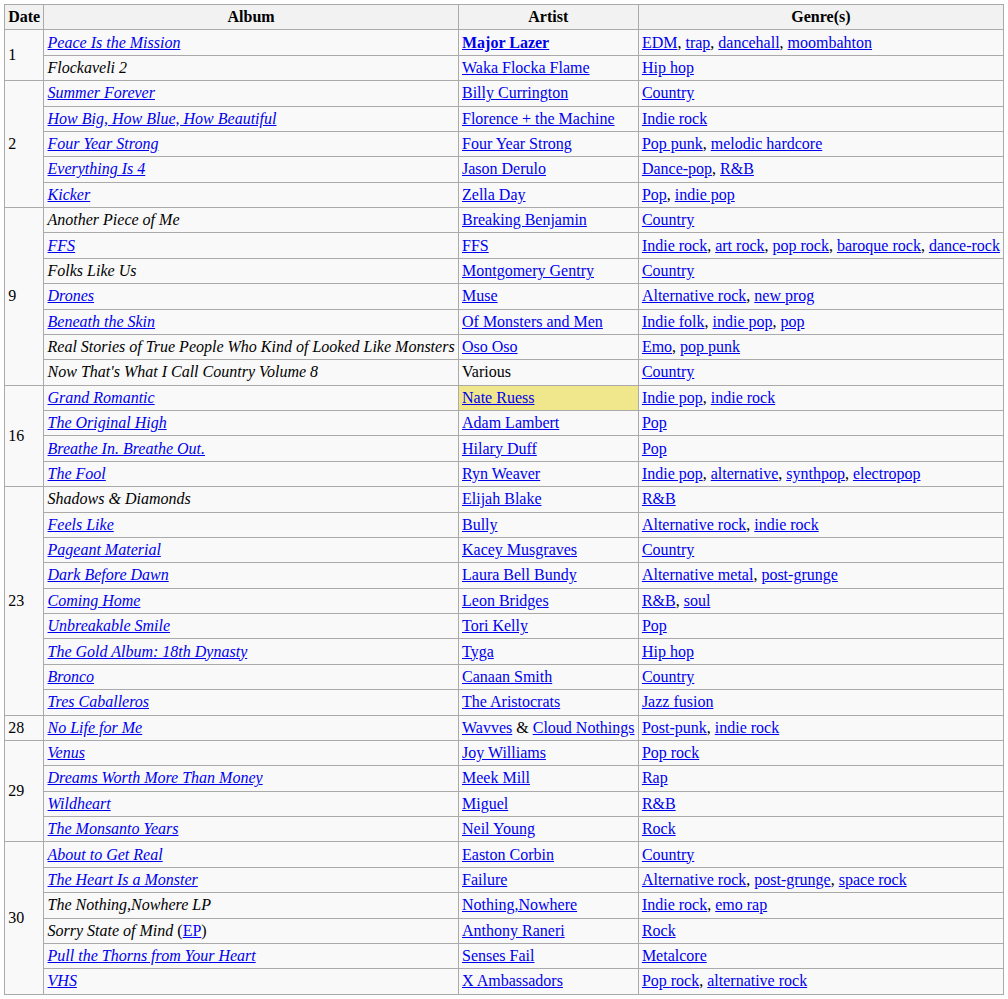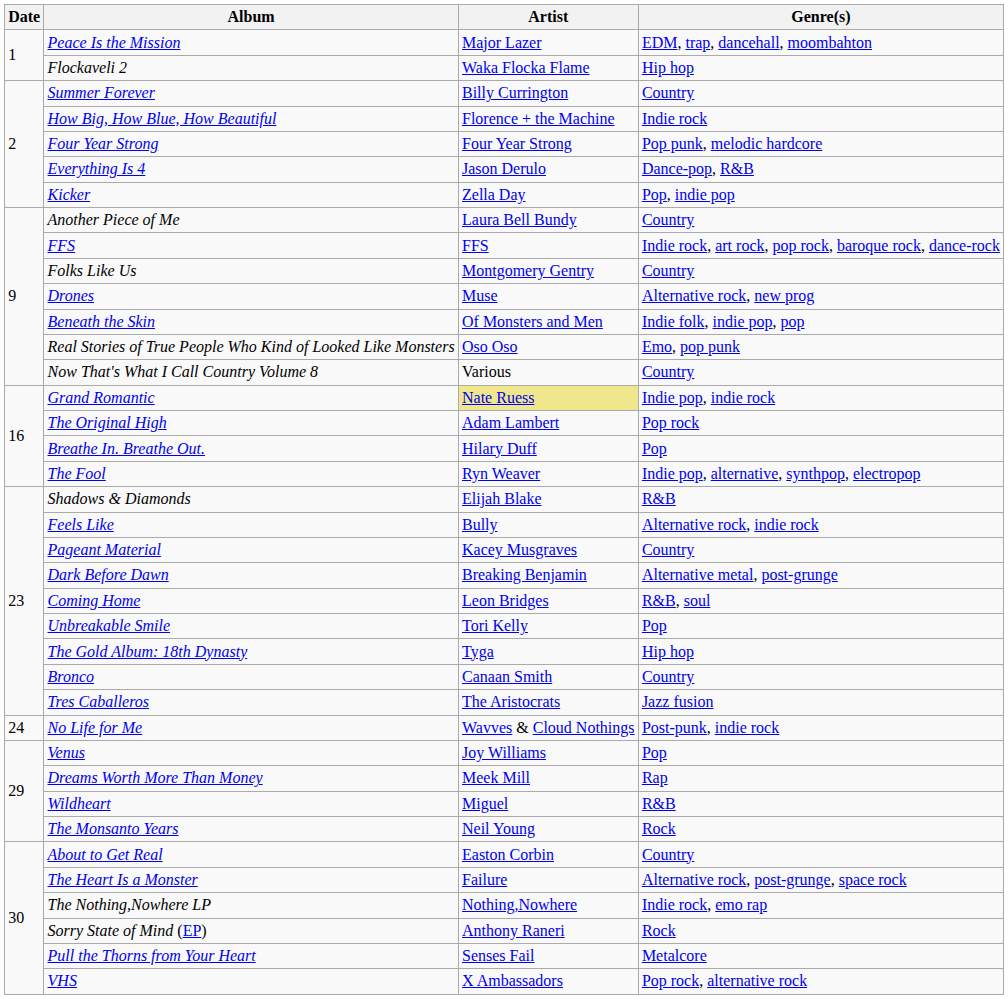(506, 42) bold -> (502, 42) normal
(524, 220) Breaking Benjamin -> (519, 220) Laura Bell Bundy
(654, 423) Pop -> (671, 423) Pop rock
(519, 575) Laura Bell Bundy -> (524, 575) Breaking Benjamin
(16, 727) 28 -> (16, 727) 24
(671, 753) Pop rock -> (654, 753) Pop
